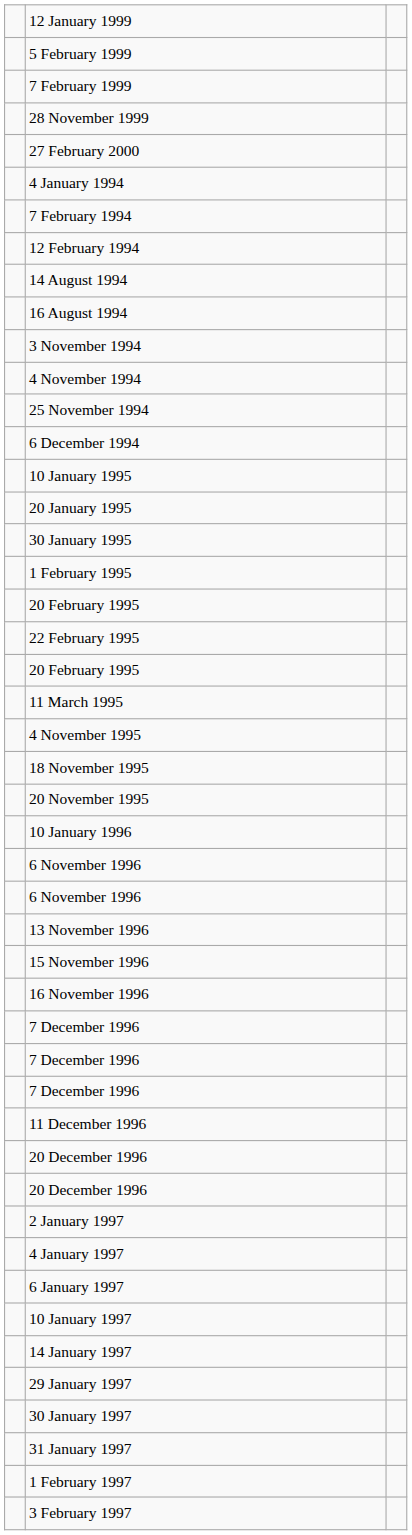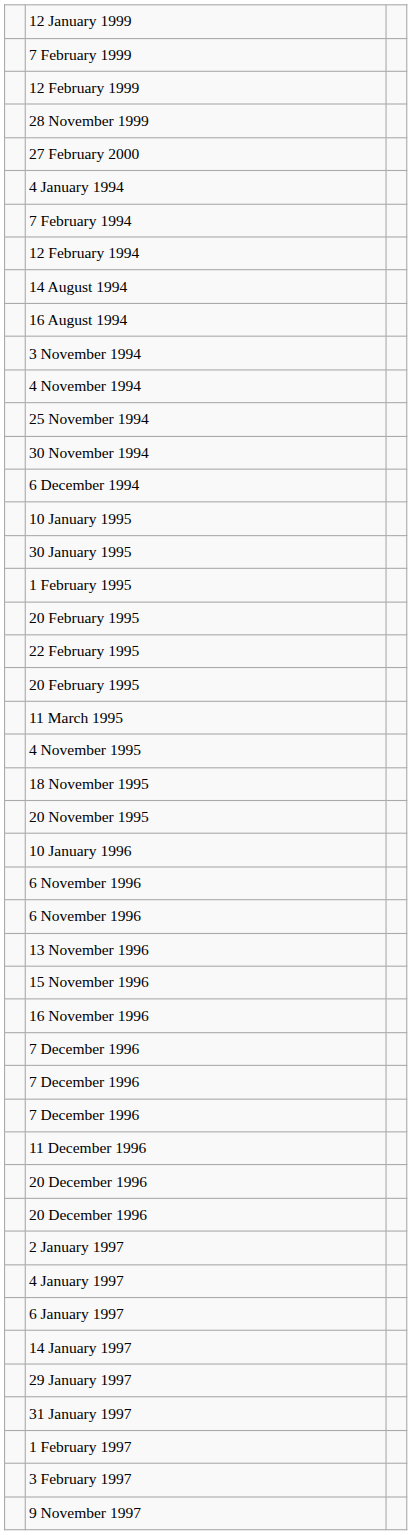- row: (15, 54)
+ row: (15, 88)
+ row: (15, 452)
- row: (15, 508)
- row: (15, 1319)
- row: (15, 1416)
+ row: (15, 1513)
